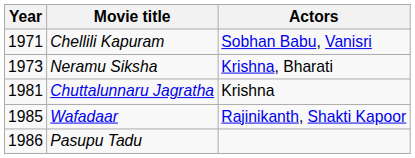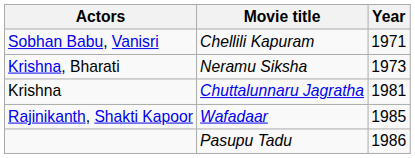columns swapped: (26, 16) <-> (314, 16)
